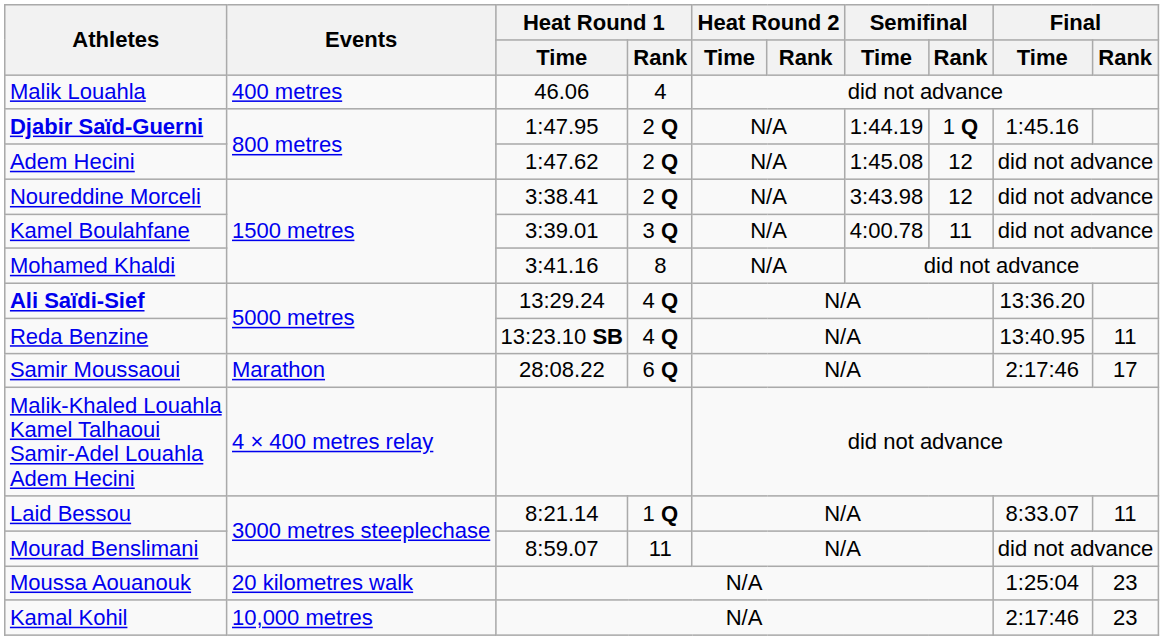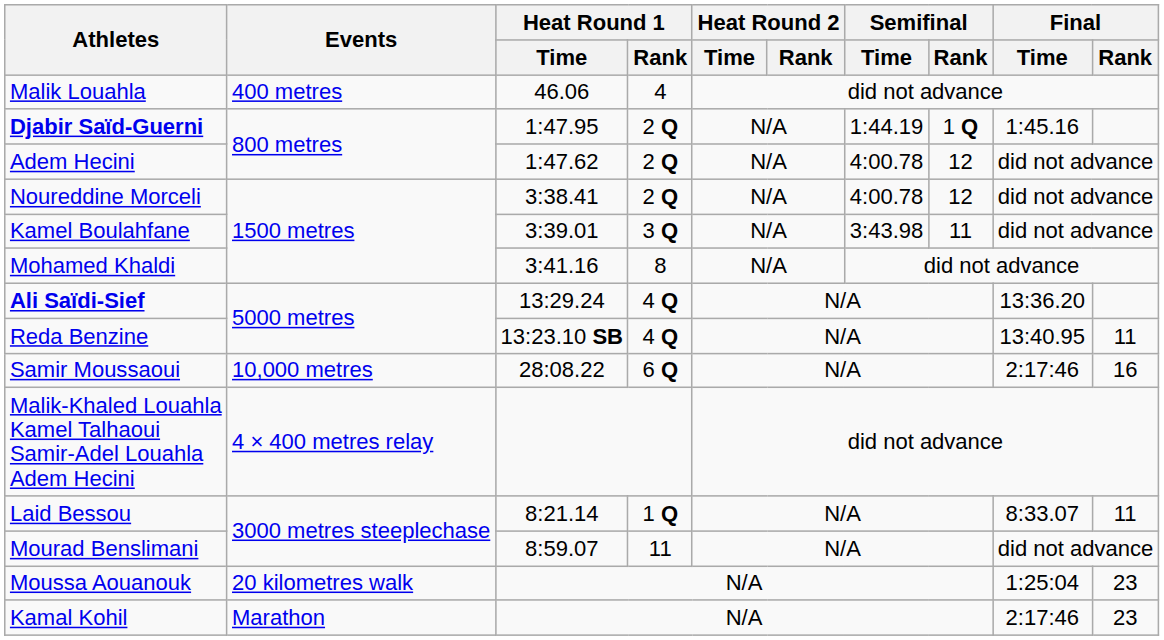(887, 162) 1:45.08 -> (887, 162) 4:00.78
(887, 197) 3:43.98 -> (887, 197) 4:00.78
(887, 231) 4:00.78 -> (887, 231) 3:43.98
(279, 371) Marathon -> (302, 371) 10,000 metres
(1125, 371) 17 -> (1125, 371) 16
(302, 618) 10,000 metres -> (279, 618) Marathon
